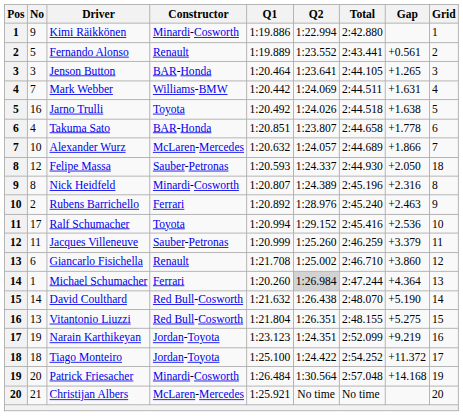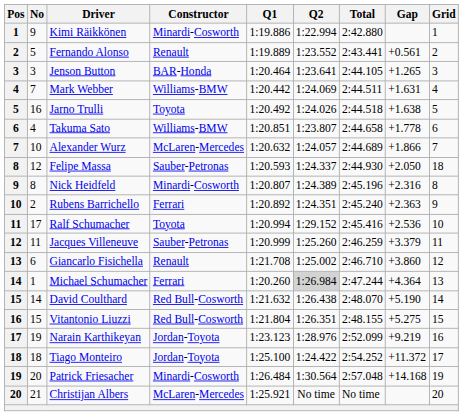(182, 128) BAR-Honda -> (190, 128) Williams-BMW
(316, 204) 1:28.976 -> (316, 204) 1:24.351
(404, 204) +2.463 -> (404, 204) +2.363
(36, 318) 13 -> (36, 318) 15
(316, 337) 1:24.351 -> (316, 337) 1:28.976
